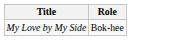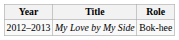+ column: (29, 12)
